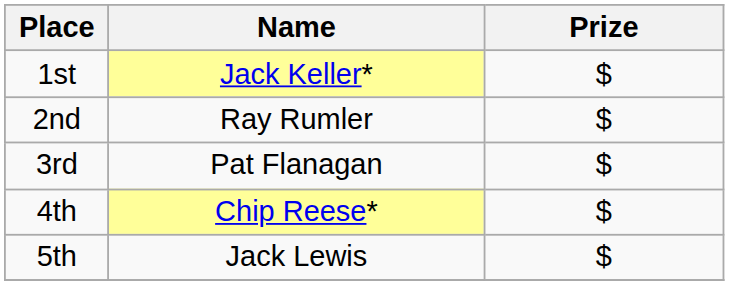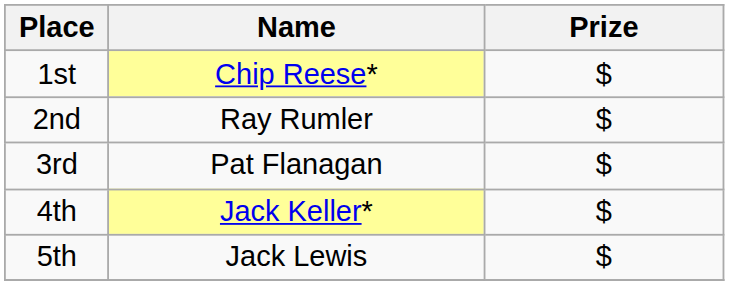(296, 73) Jack Keller* -> (296, 73) Chip Reese*
(296, 211) Chip Reese* -> (296, 211) Jack Keller*
